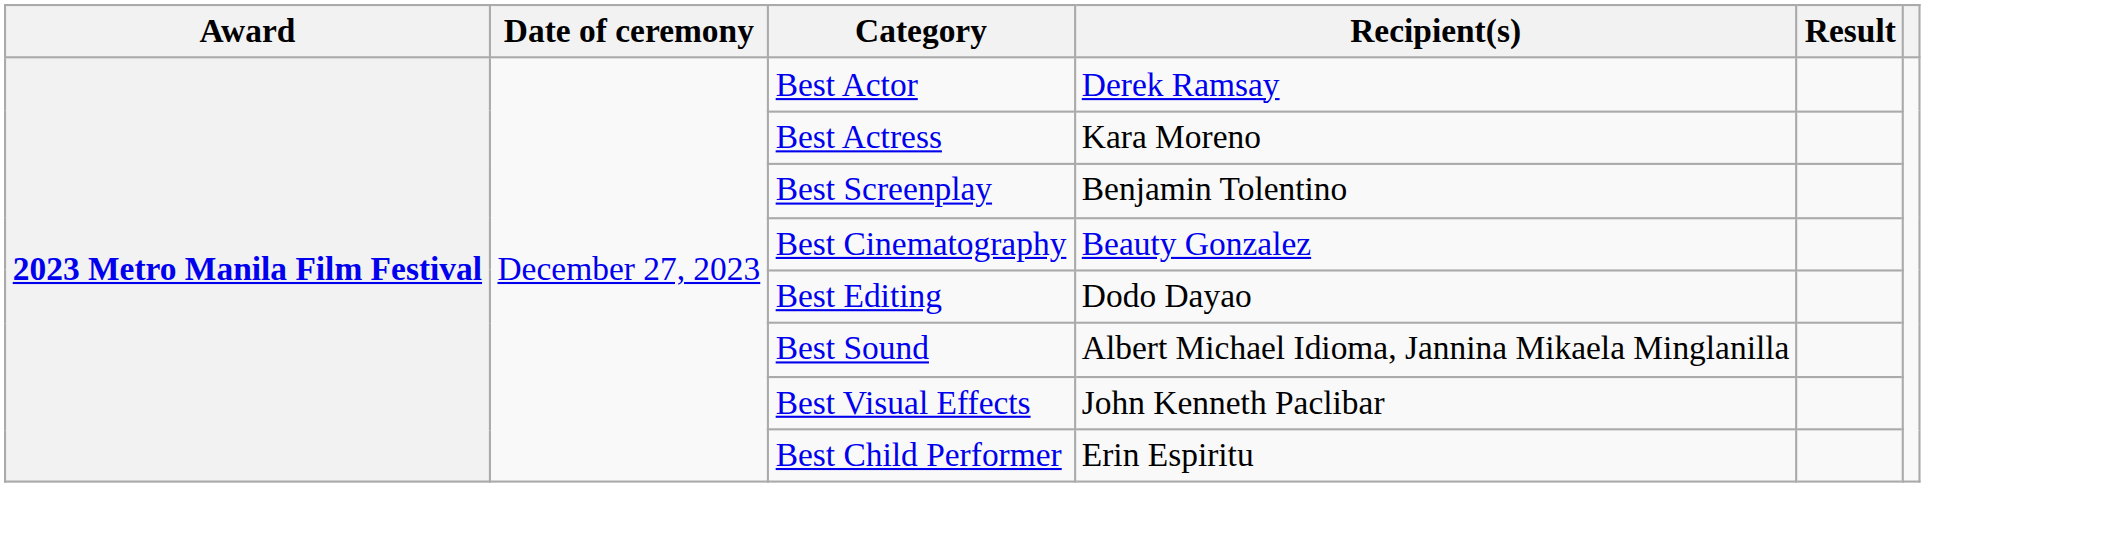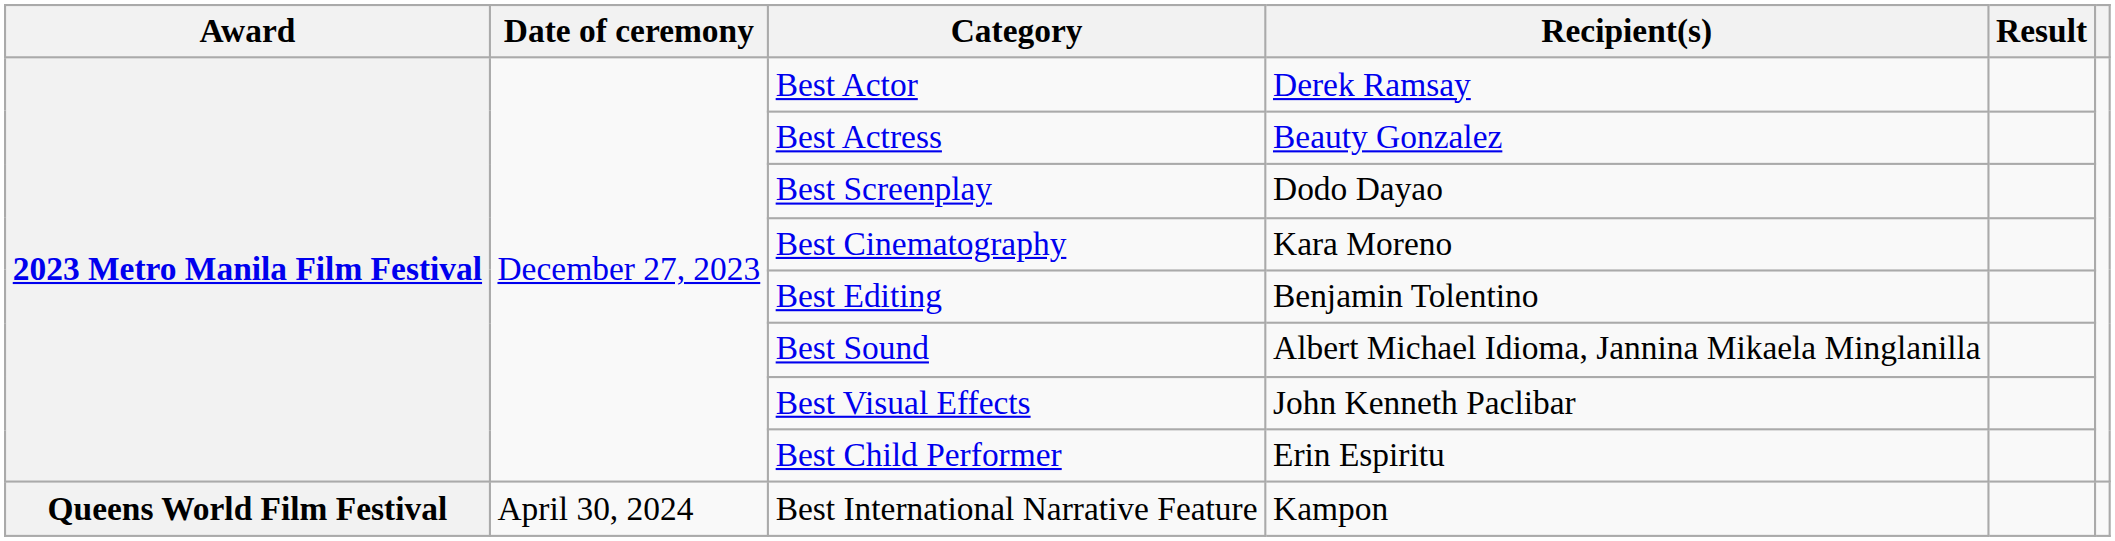(1171, 137) Kara Moreno -> (1388, 137) Beauty Gonzalez
(1215, 190) Benjamin Tolentino -> (1358, 190) Dodo Dayao
(1196, 243) Beauty Gonzalez -> (1363, 243) Kara Moreno
(1167, 296) Dodo Dayao -> (1406, 296) Benjamin Tolentino
+ row: (1017, 508)
